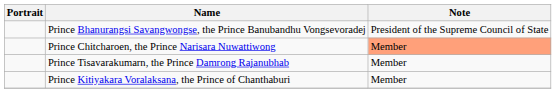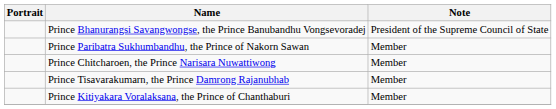+ row: (178, 46)
(389, 46) lightsalmon background -> (389, 63) no background
